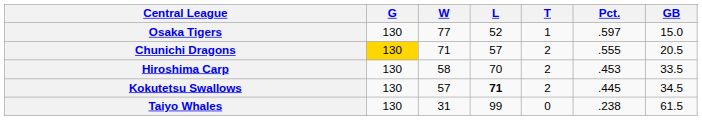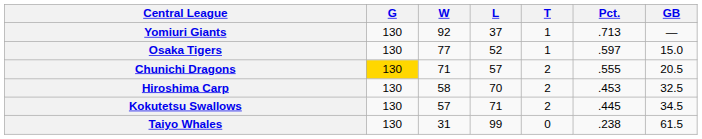+ row: (185, 32)
(672, 69) 33.5 -> (672, 87) 32.5
(496, 87) bold -> (496, 106) normal
